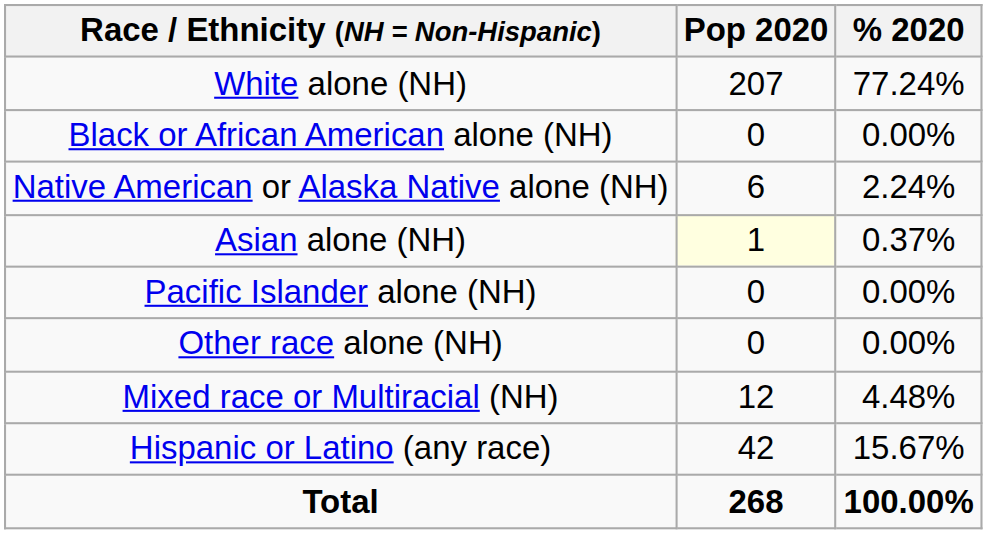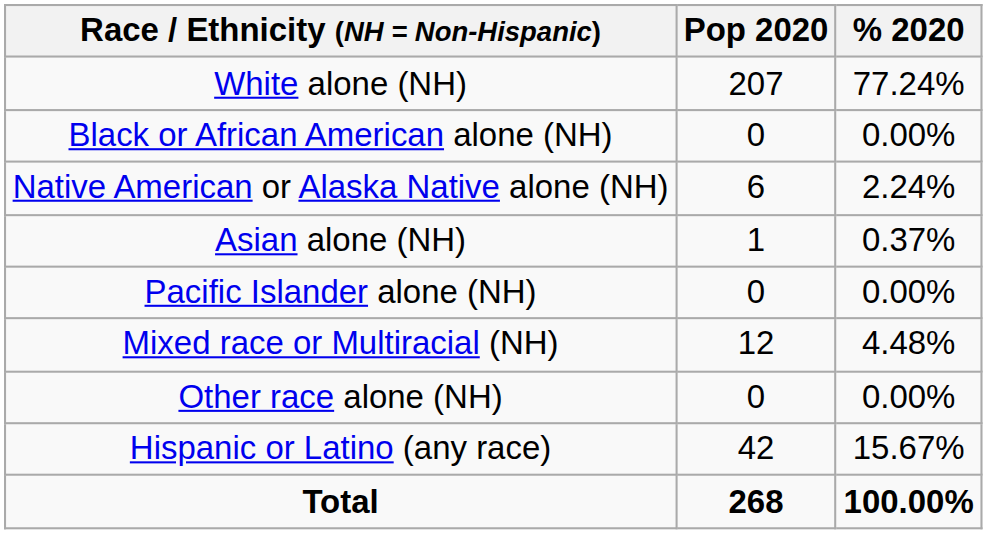(756, 239) lightyellow background -> (756, 239) no background
rows swapped: (341, 344) <-> (341, 396)
